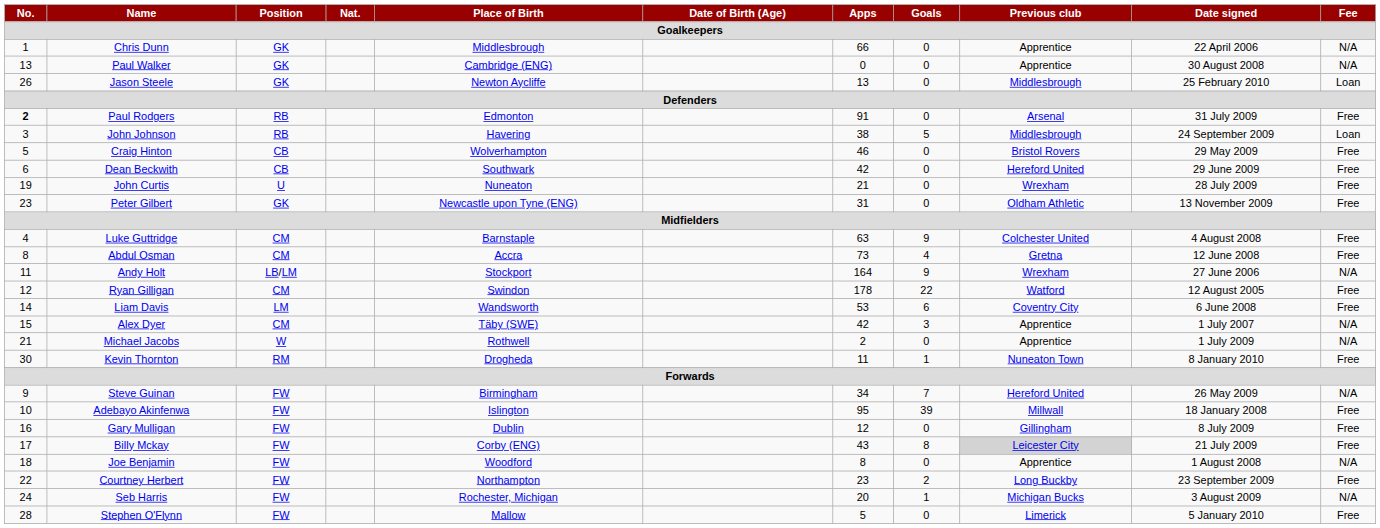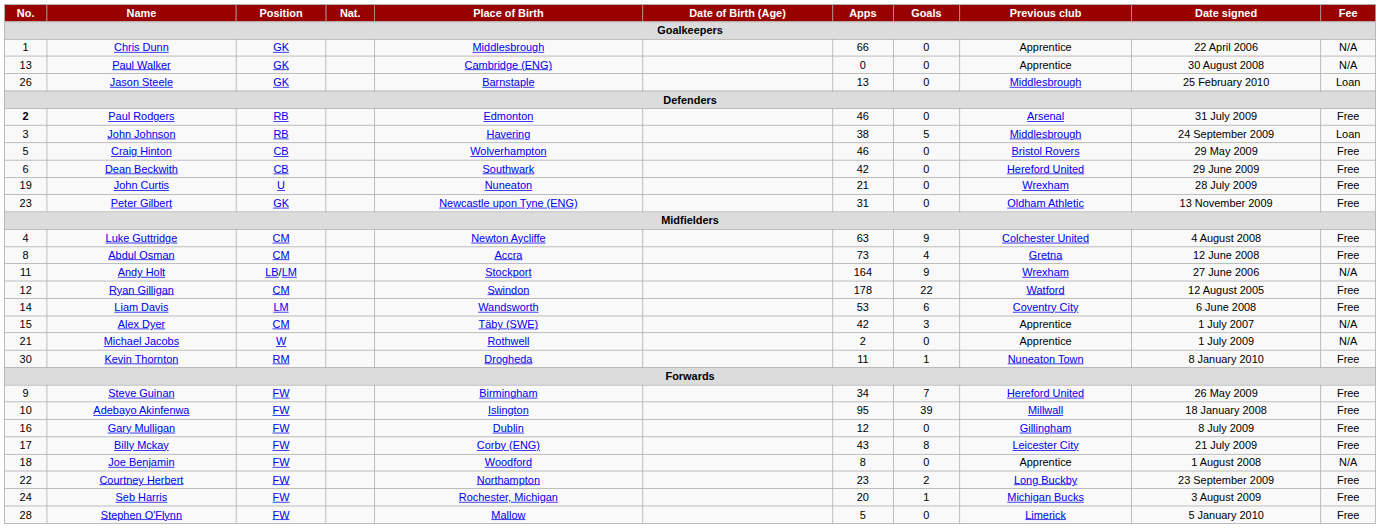(508, 83) Newton Aycliffe -> (508, 83) Barnstaple
(863, 117) 91 -> (863, 117) 46
(508, 238) Barnstaple -> (508, 238) Newton Aycliffe
(1348, 394) N/A -> (1348, 394) Free
(1046, 446) lightgrey background -> (1046, 446) no background
(1348, 498) N/A -> (1348, 498) Free
